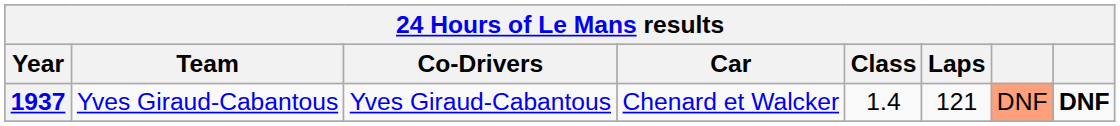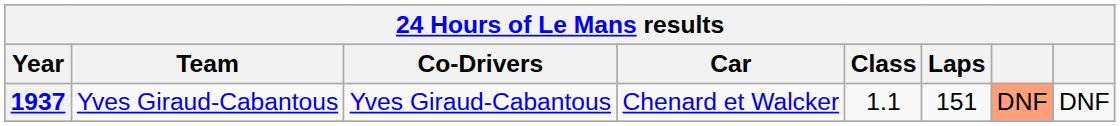(883, 103) 1.4 -> (883, 103) 1.1
(957, 103) 121 -> (957, 103) 151
(1084, 103) bold -> (1084, 103) normal
